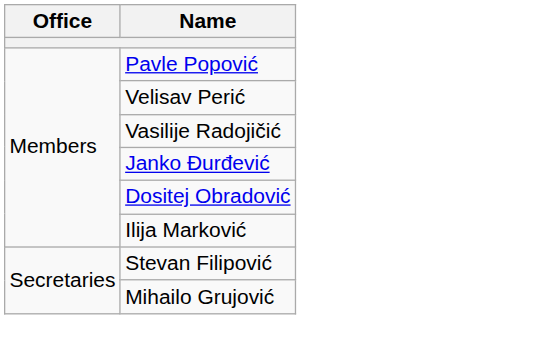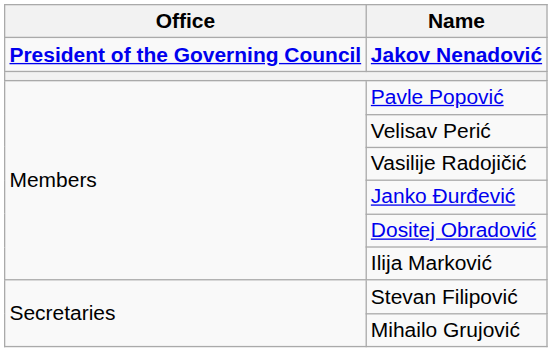+ row: (456, 54)
